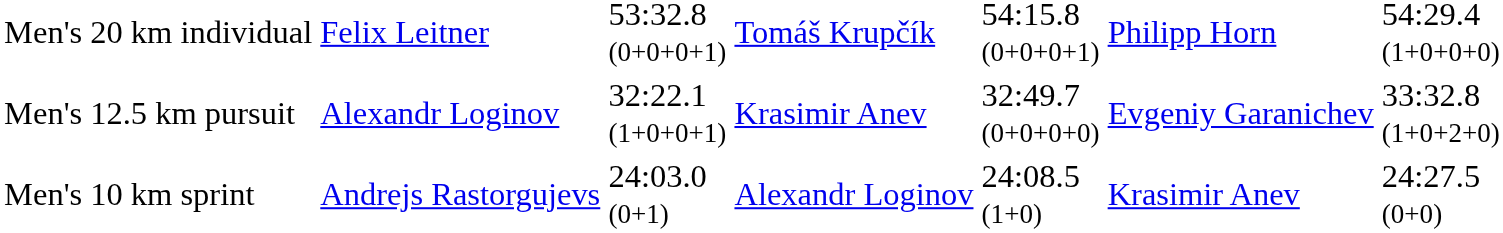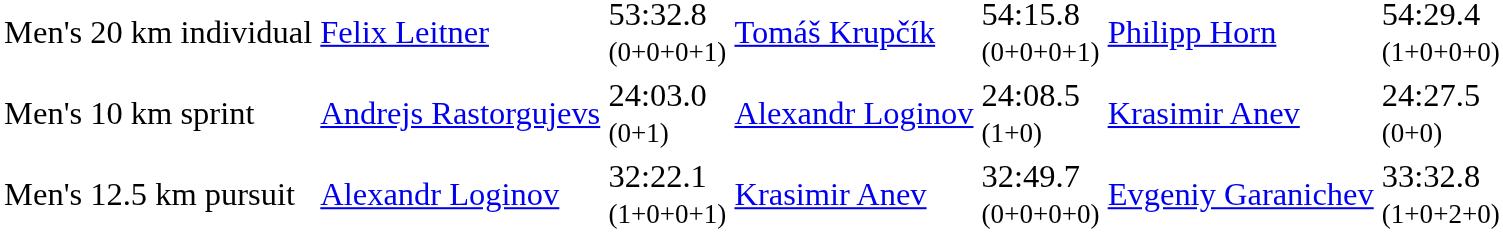rows swapped: (129, 194) <-> (150, 113)
